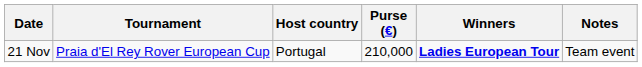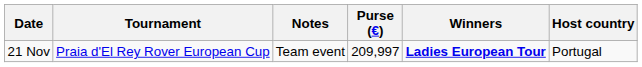columns swapped: (317, 23) <-> (600, 23)
(389, 51) 210,000 -> (375, 51) 209,997
